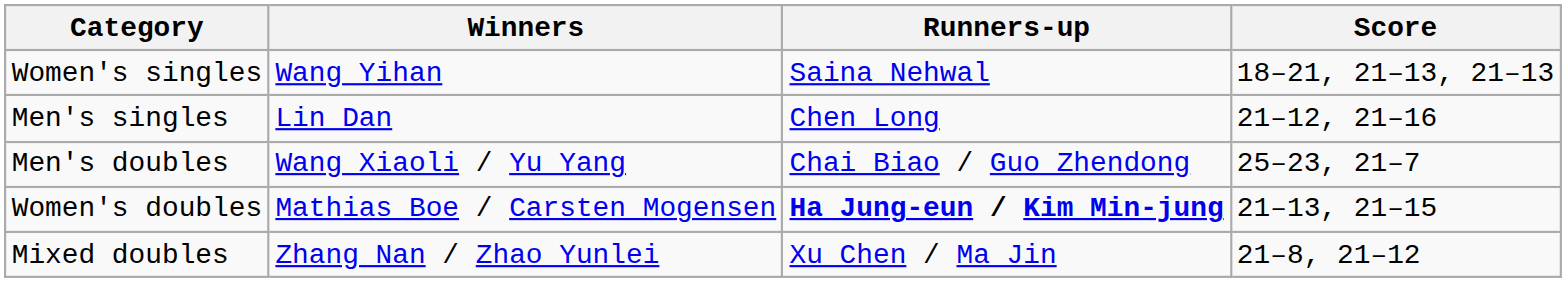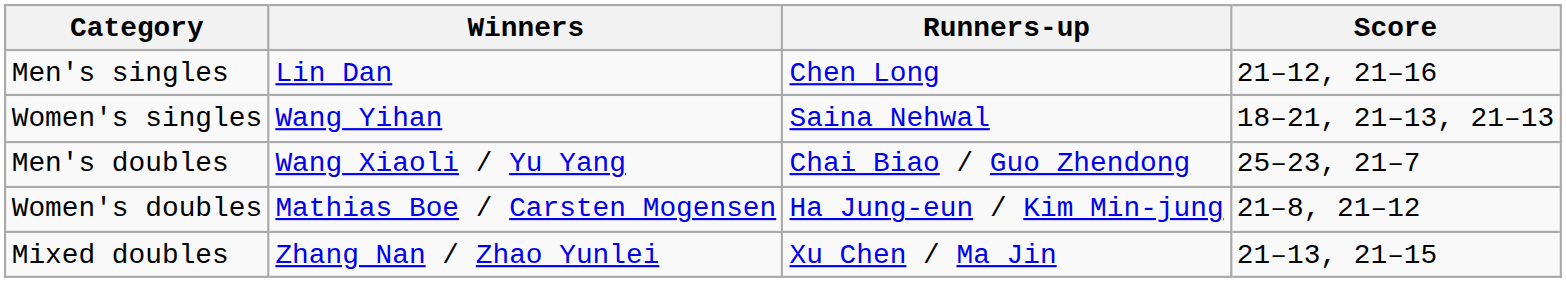rows swapped: (120, 118) <-> (137, 73)
(1007, 209) bold -> (1007, 209) normal
(1337, 209) 21–13, 21–15 -> (1329, 209) 21–8, 21–12
(1329, 254) 21–8, 21–12 -> (1337, 254) 21–13, 21–15
